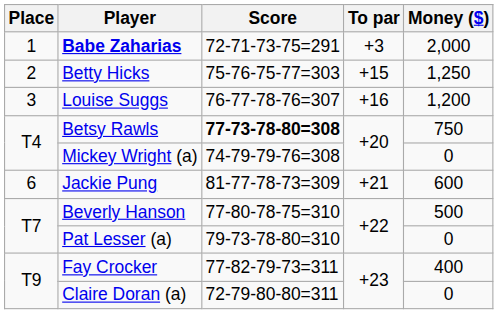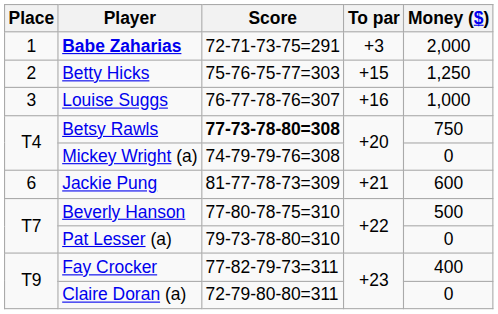(449, 101) 1,200 -> (449, 101) 1,000
